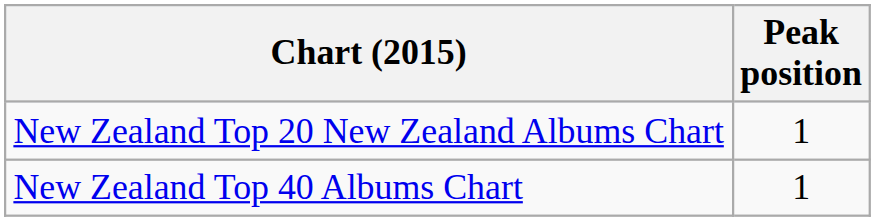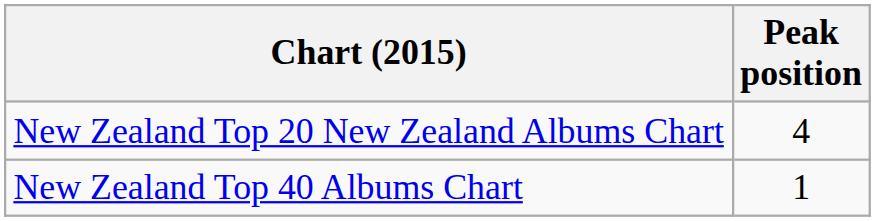(801, 130) 1 -> (801, 130) 4
